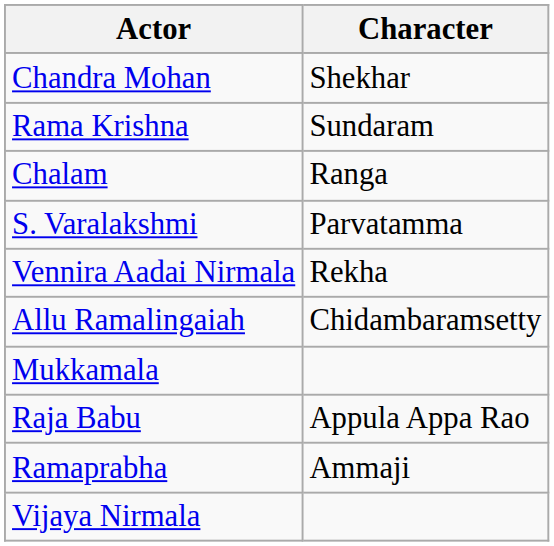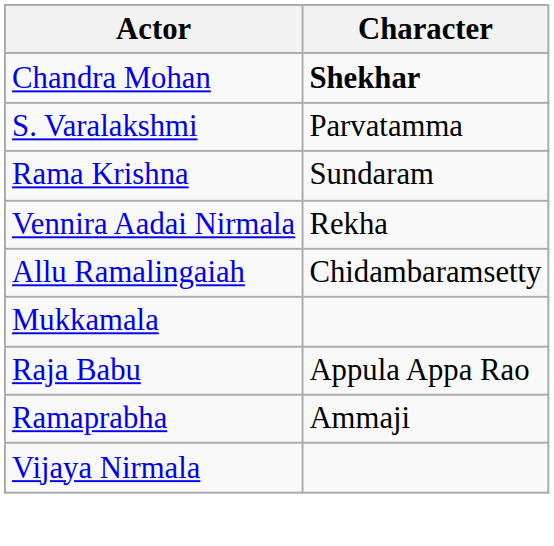(360, 77) normal -> (365, 77) bold
rows swapped: (105, 223) <-> (100, 126)
- row: (60, 175)
